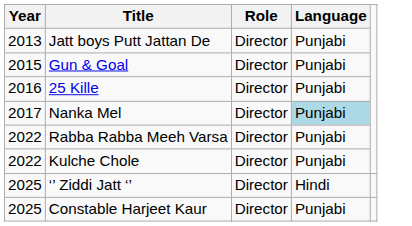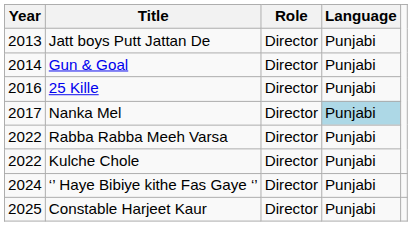(25, 64) 2015 -> (25, 64) 2014
+ row: (153, 185)
- row: (90, 185)
